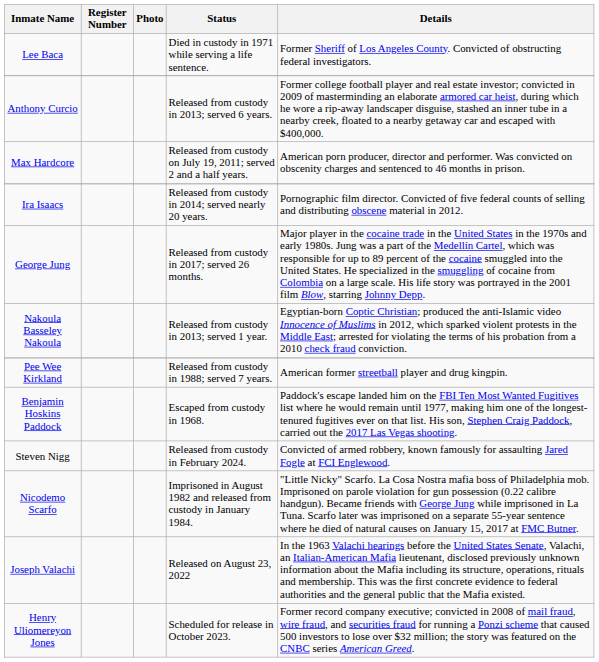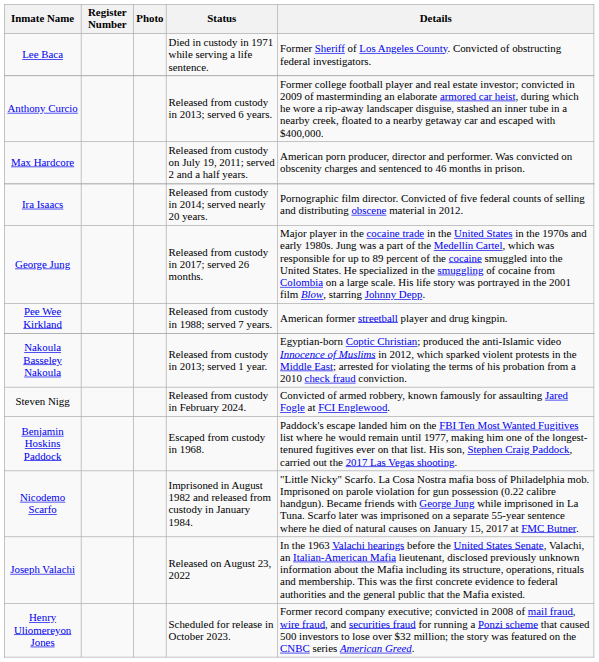rows swapped: (43, 372) <-> (43, 330)
rows swapped: (43, 456) <-> (43, 414)
